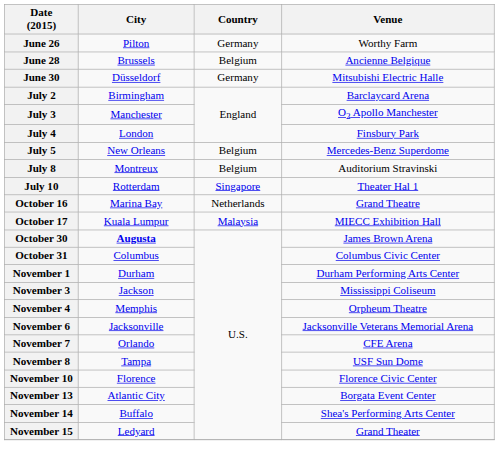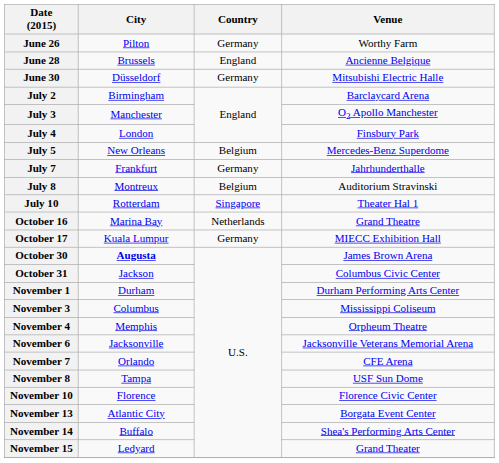(238, 60) Belgium -> (238, 60) England
+ row: (41, 168)
(238, 221) Malaysia -> (238, 238) Germany
(136, 256) Columbus -> (136, 273) Jackson
(136, 291) Jackson -> (136, 308) Columbus
